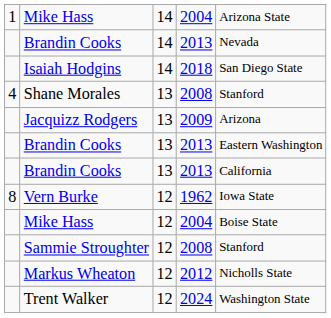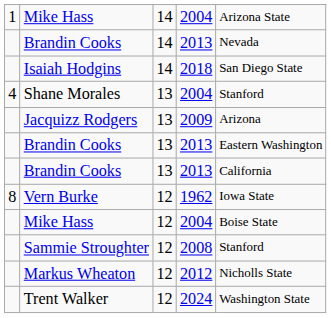(196, 94) 2008 -> (196, 94) 2004
